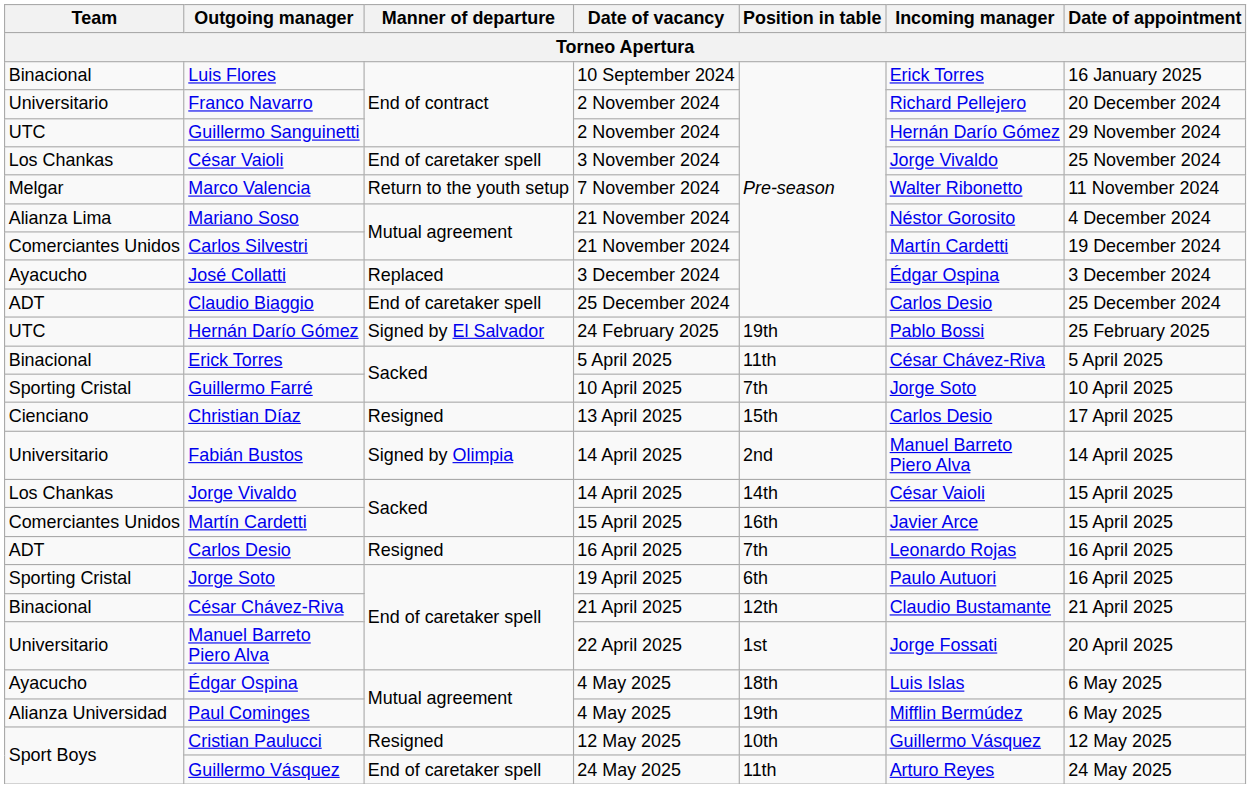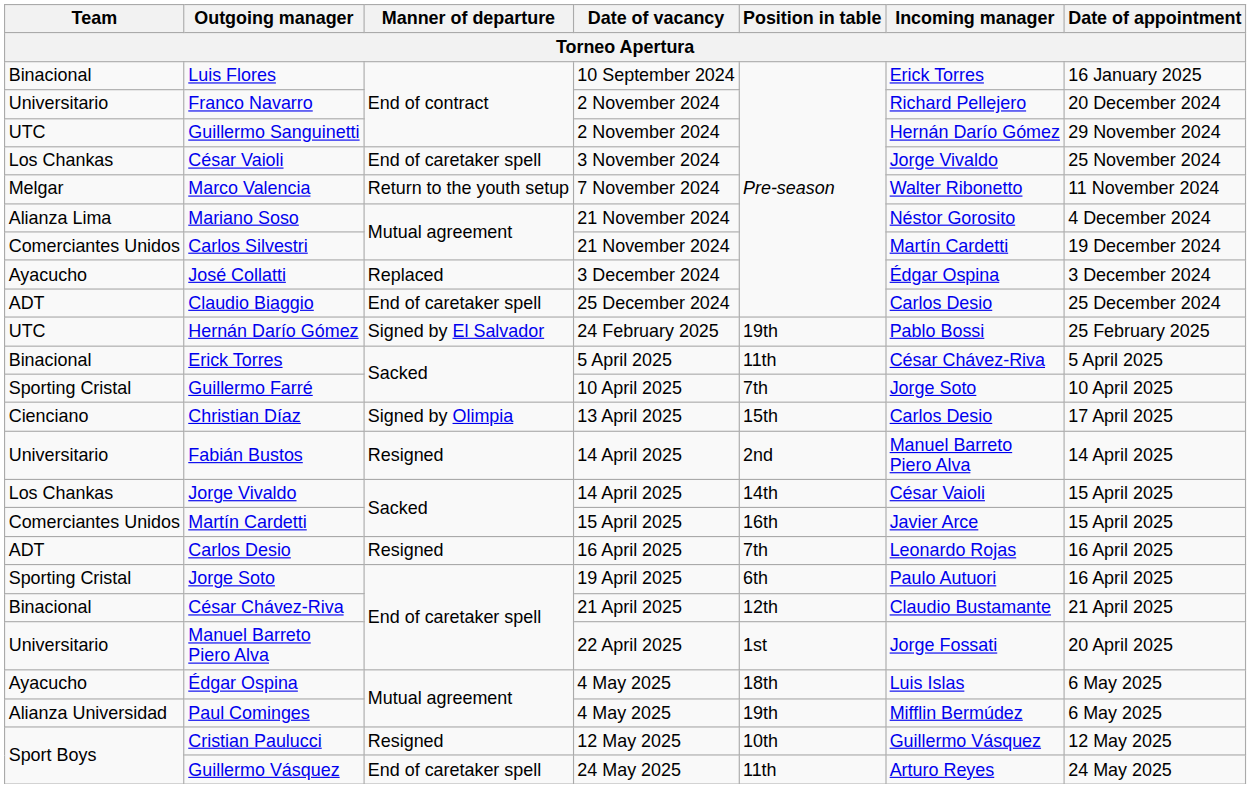(406, 416) Resigned -> (441, 416) Signed by Olimpia
(441, 455) Signed by Olimpia -> (406, 455) Resigned
